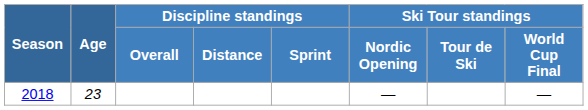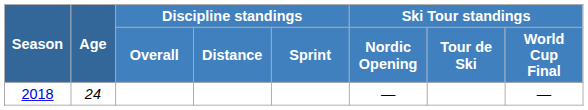(93, 94) 23 -> (93, 94) 24
